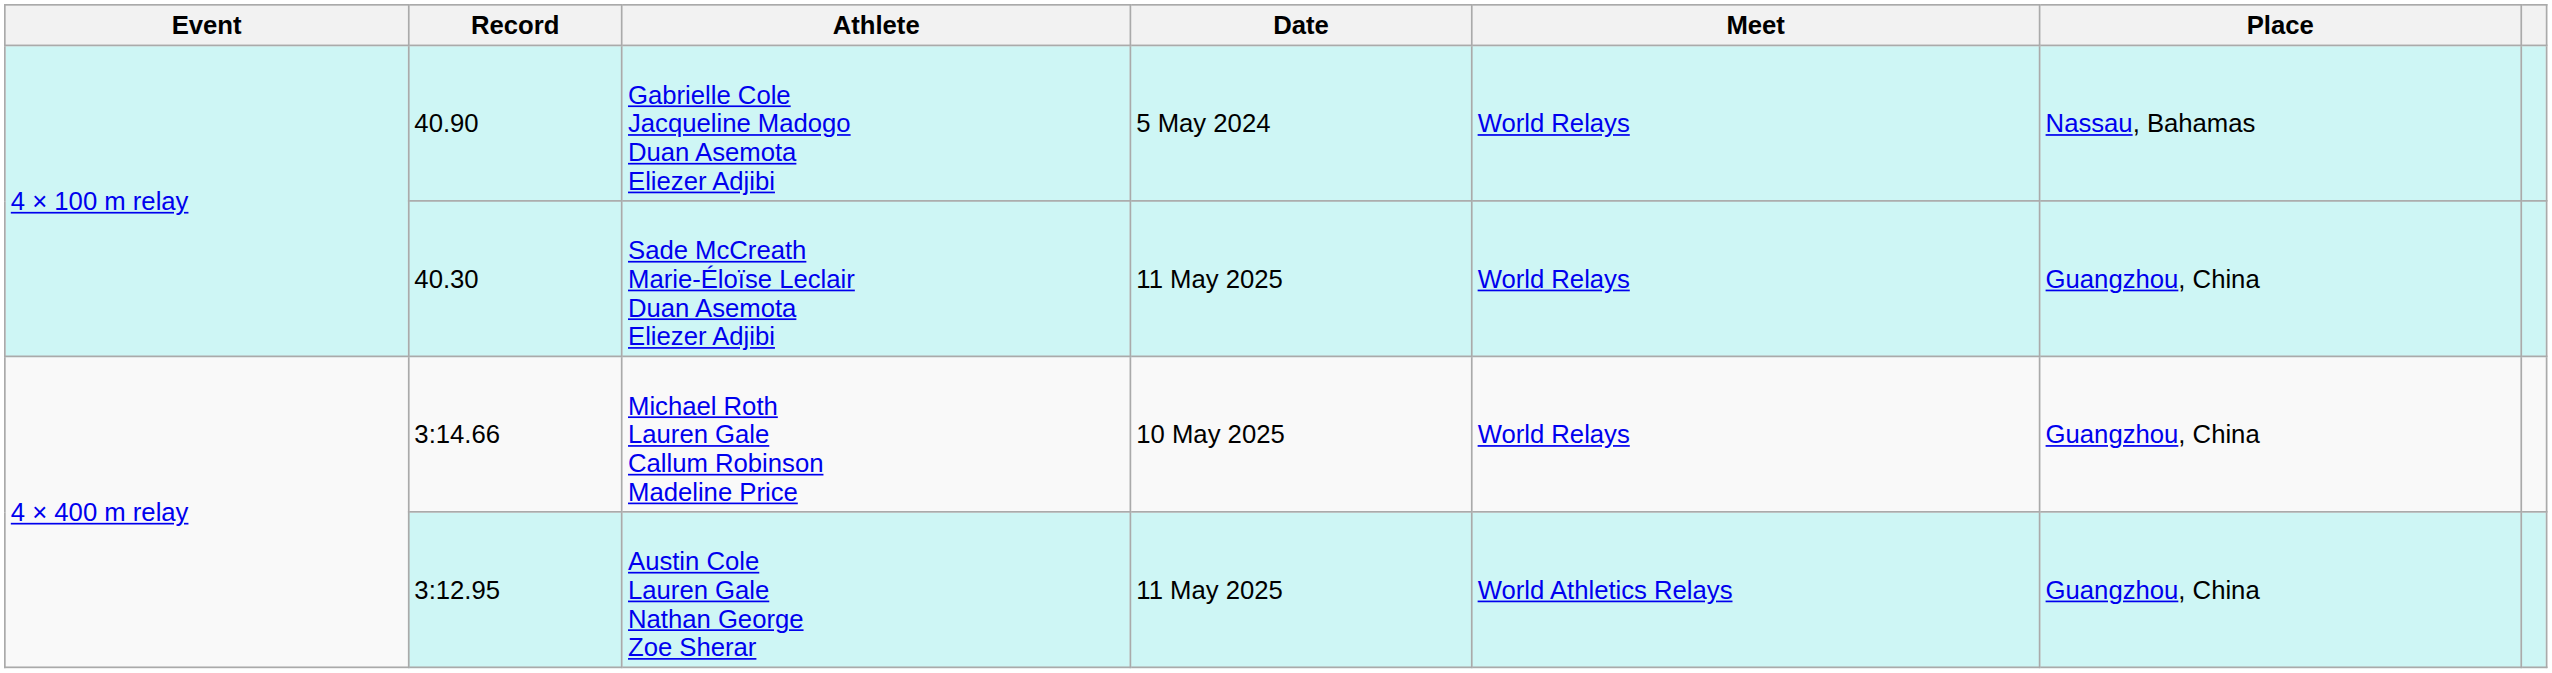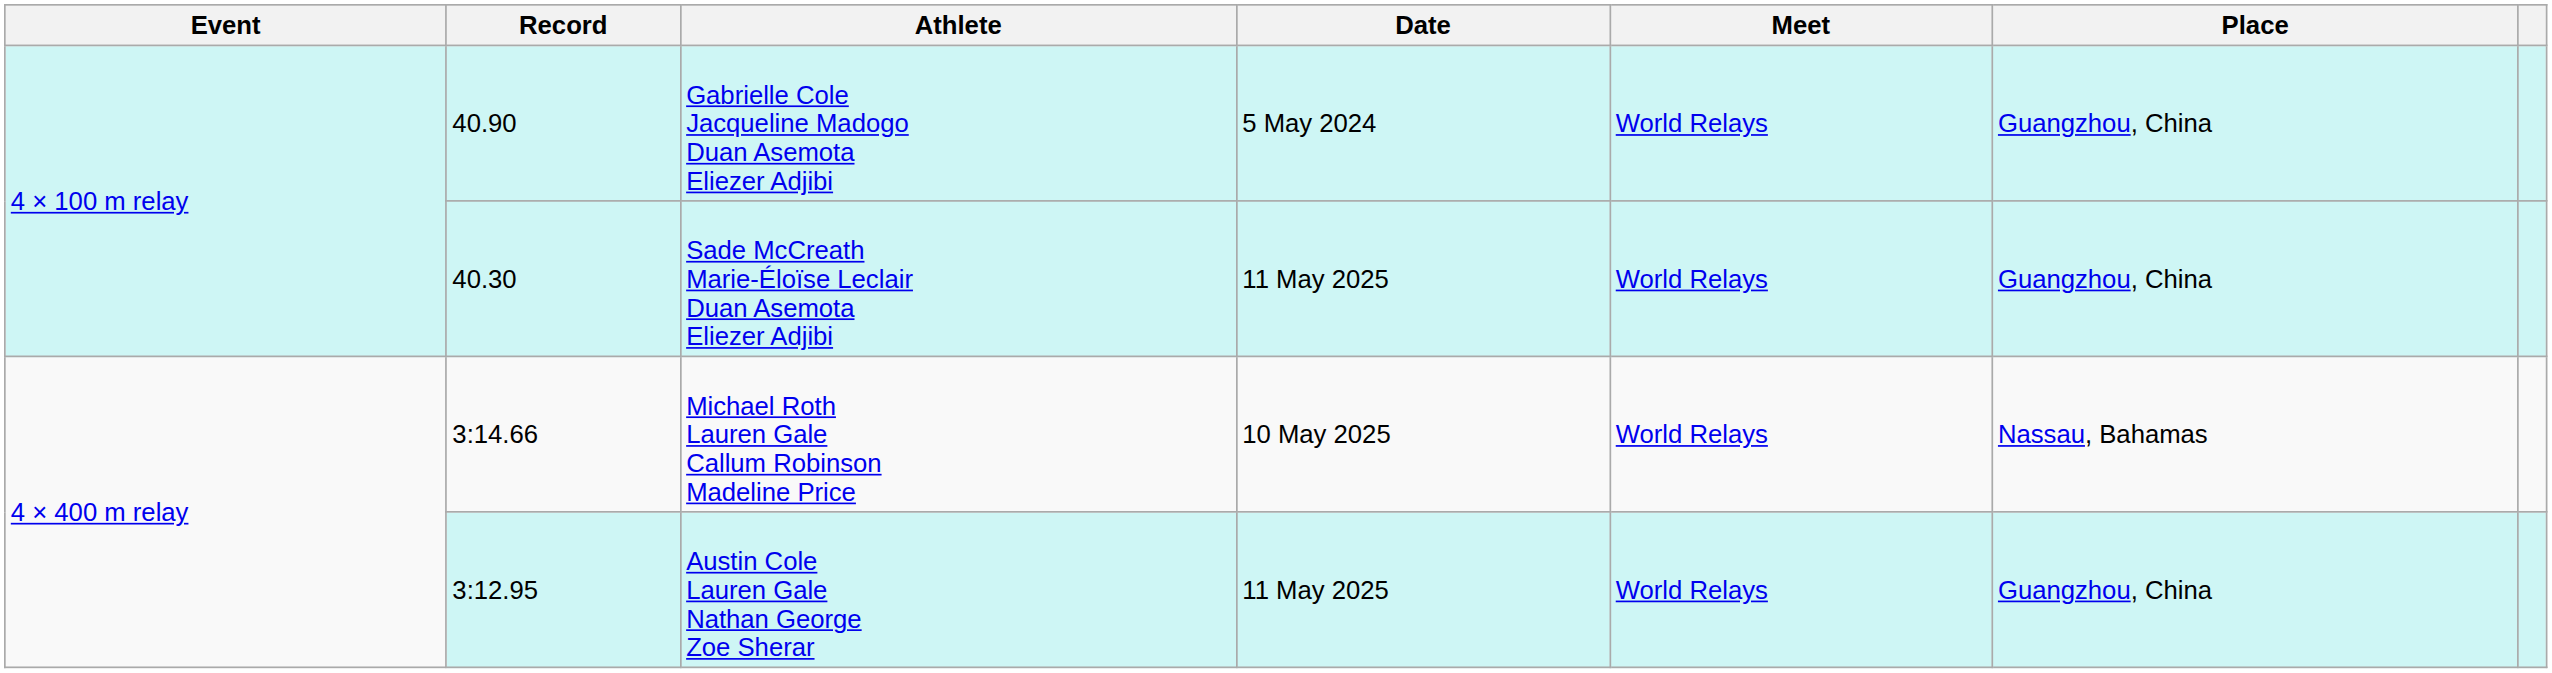(2150, 123) Nassau, Bahamas -> (2105, 123) Guangzhou, China
(2153, 435) Guangzhou, China -> (2103, 435) Nassau, Bahamas
(1605, 590) World Athletics Relays -> (1692, 590) World Relays
